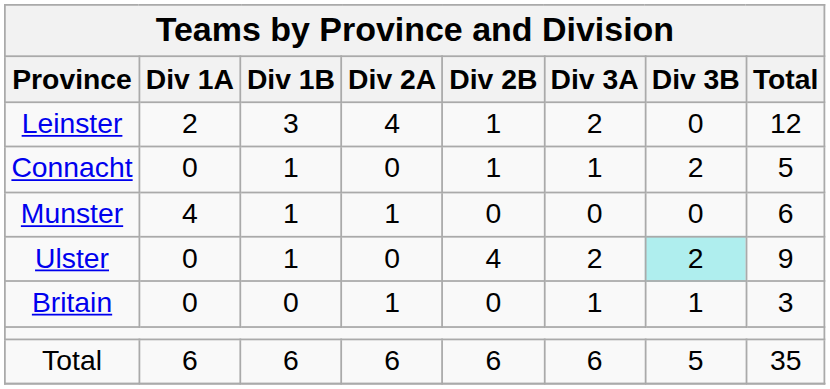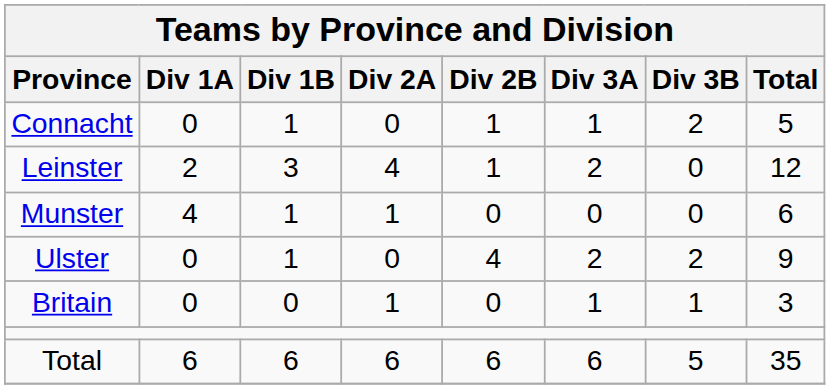rows swapped: (72, 168) <-> (72, 123)
(696, 258) paleturquoise background -> (696, 258) no background
